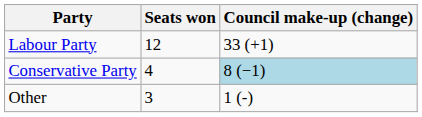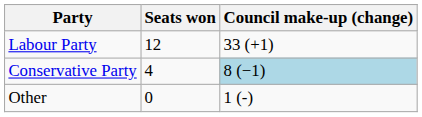(149, 97) 3 -> (149, 97) 0
